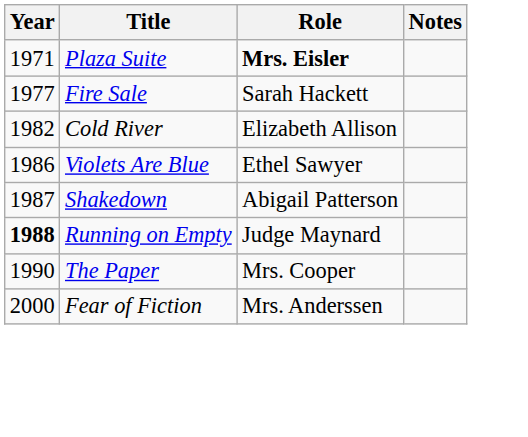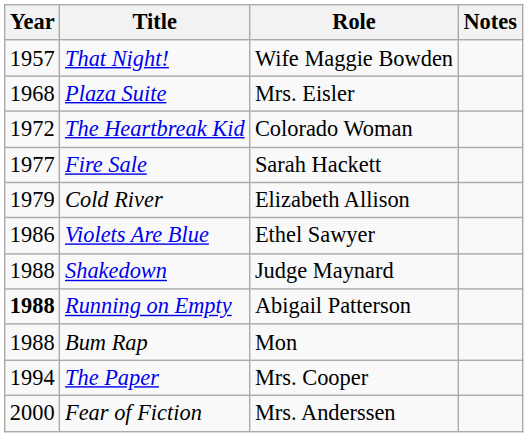+ row: (117, 57)
(32, 57) 1971 -> (32, 93) 1968
(296, 57) bold -> (305, 93) normal
+ row: (155, 128)
(32, 128) 1982 -> (32, 199) 1979
(32, 199) 1987 -> (32, 270) 1988
(320, 199) Abigail Patterson -> (324, 270) Judge Maynard
(311, 235) Judge Maynard -> (333, 306) Abigail Patterson
+ row: (106, 341)
(32, 270) 1990 -> (32, 377) 1994
